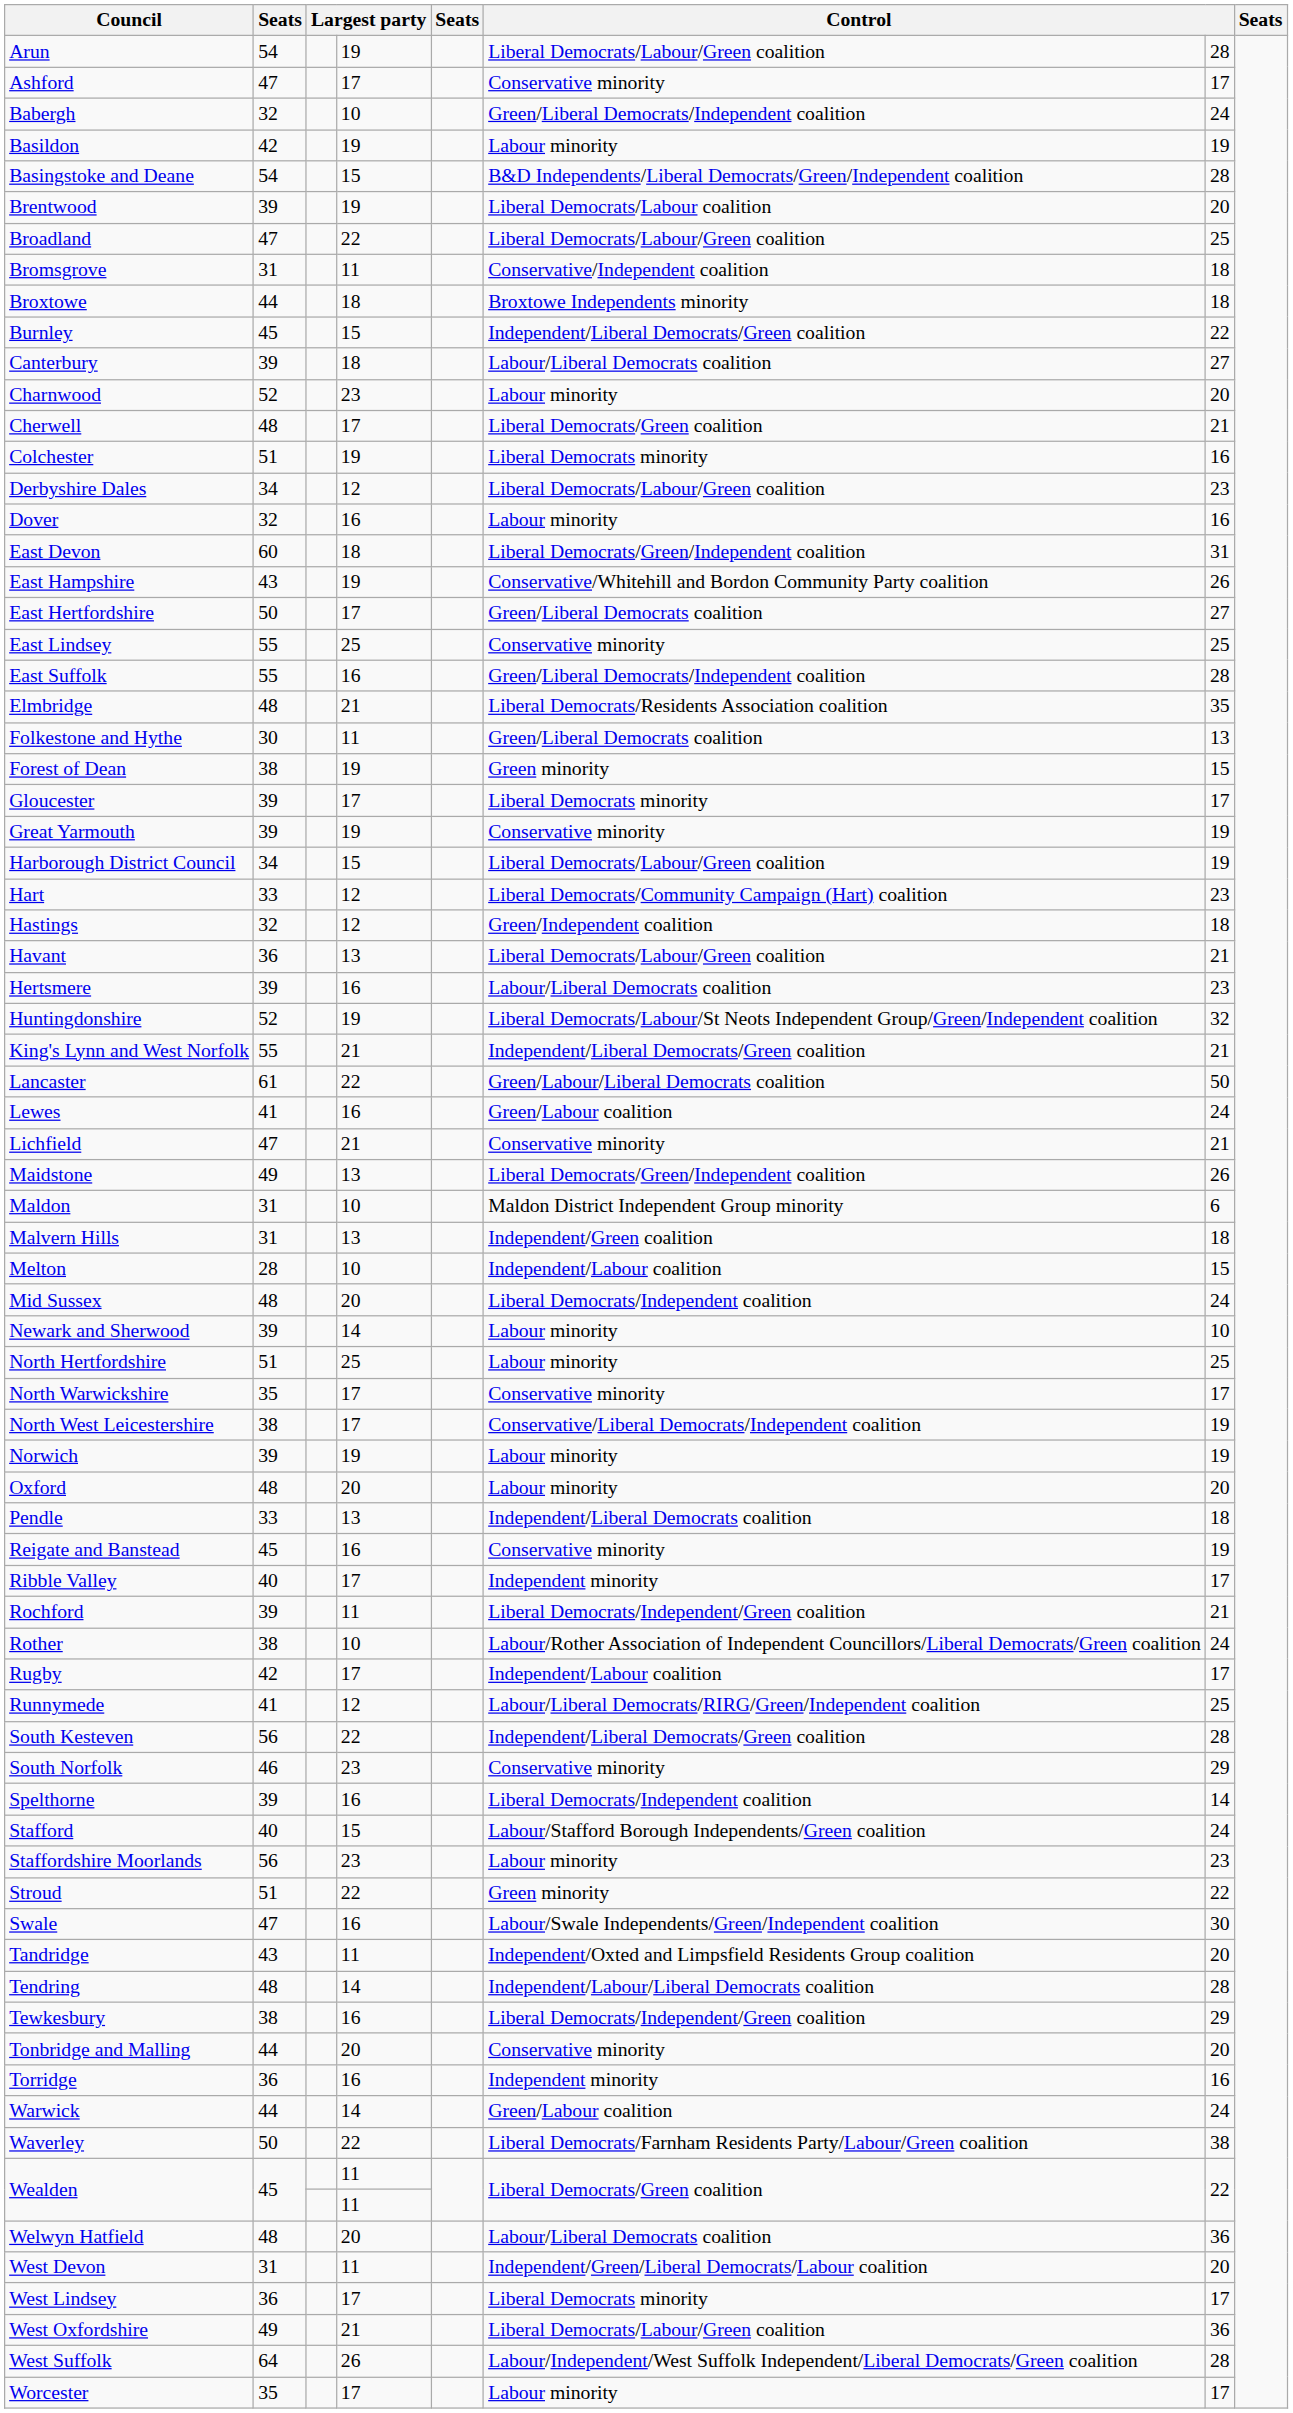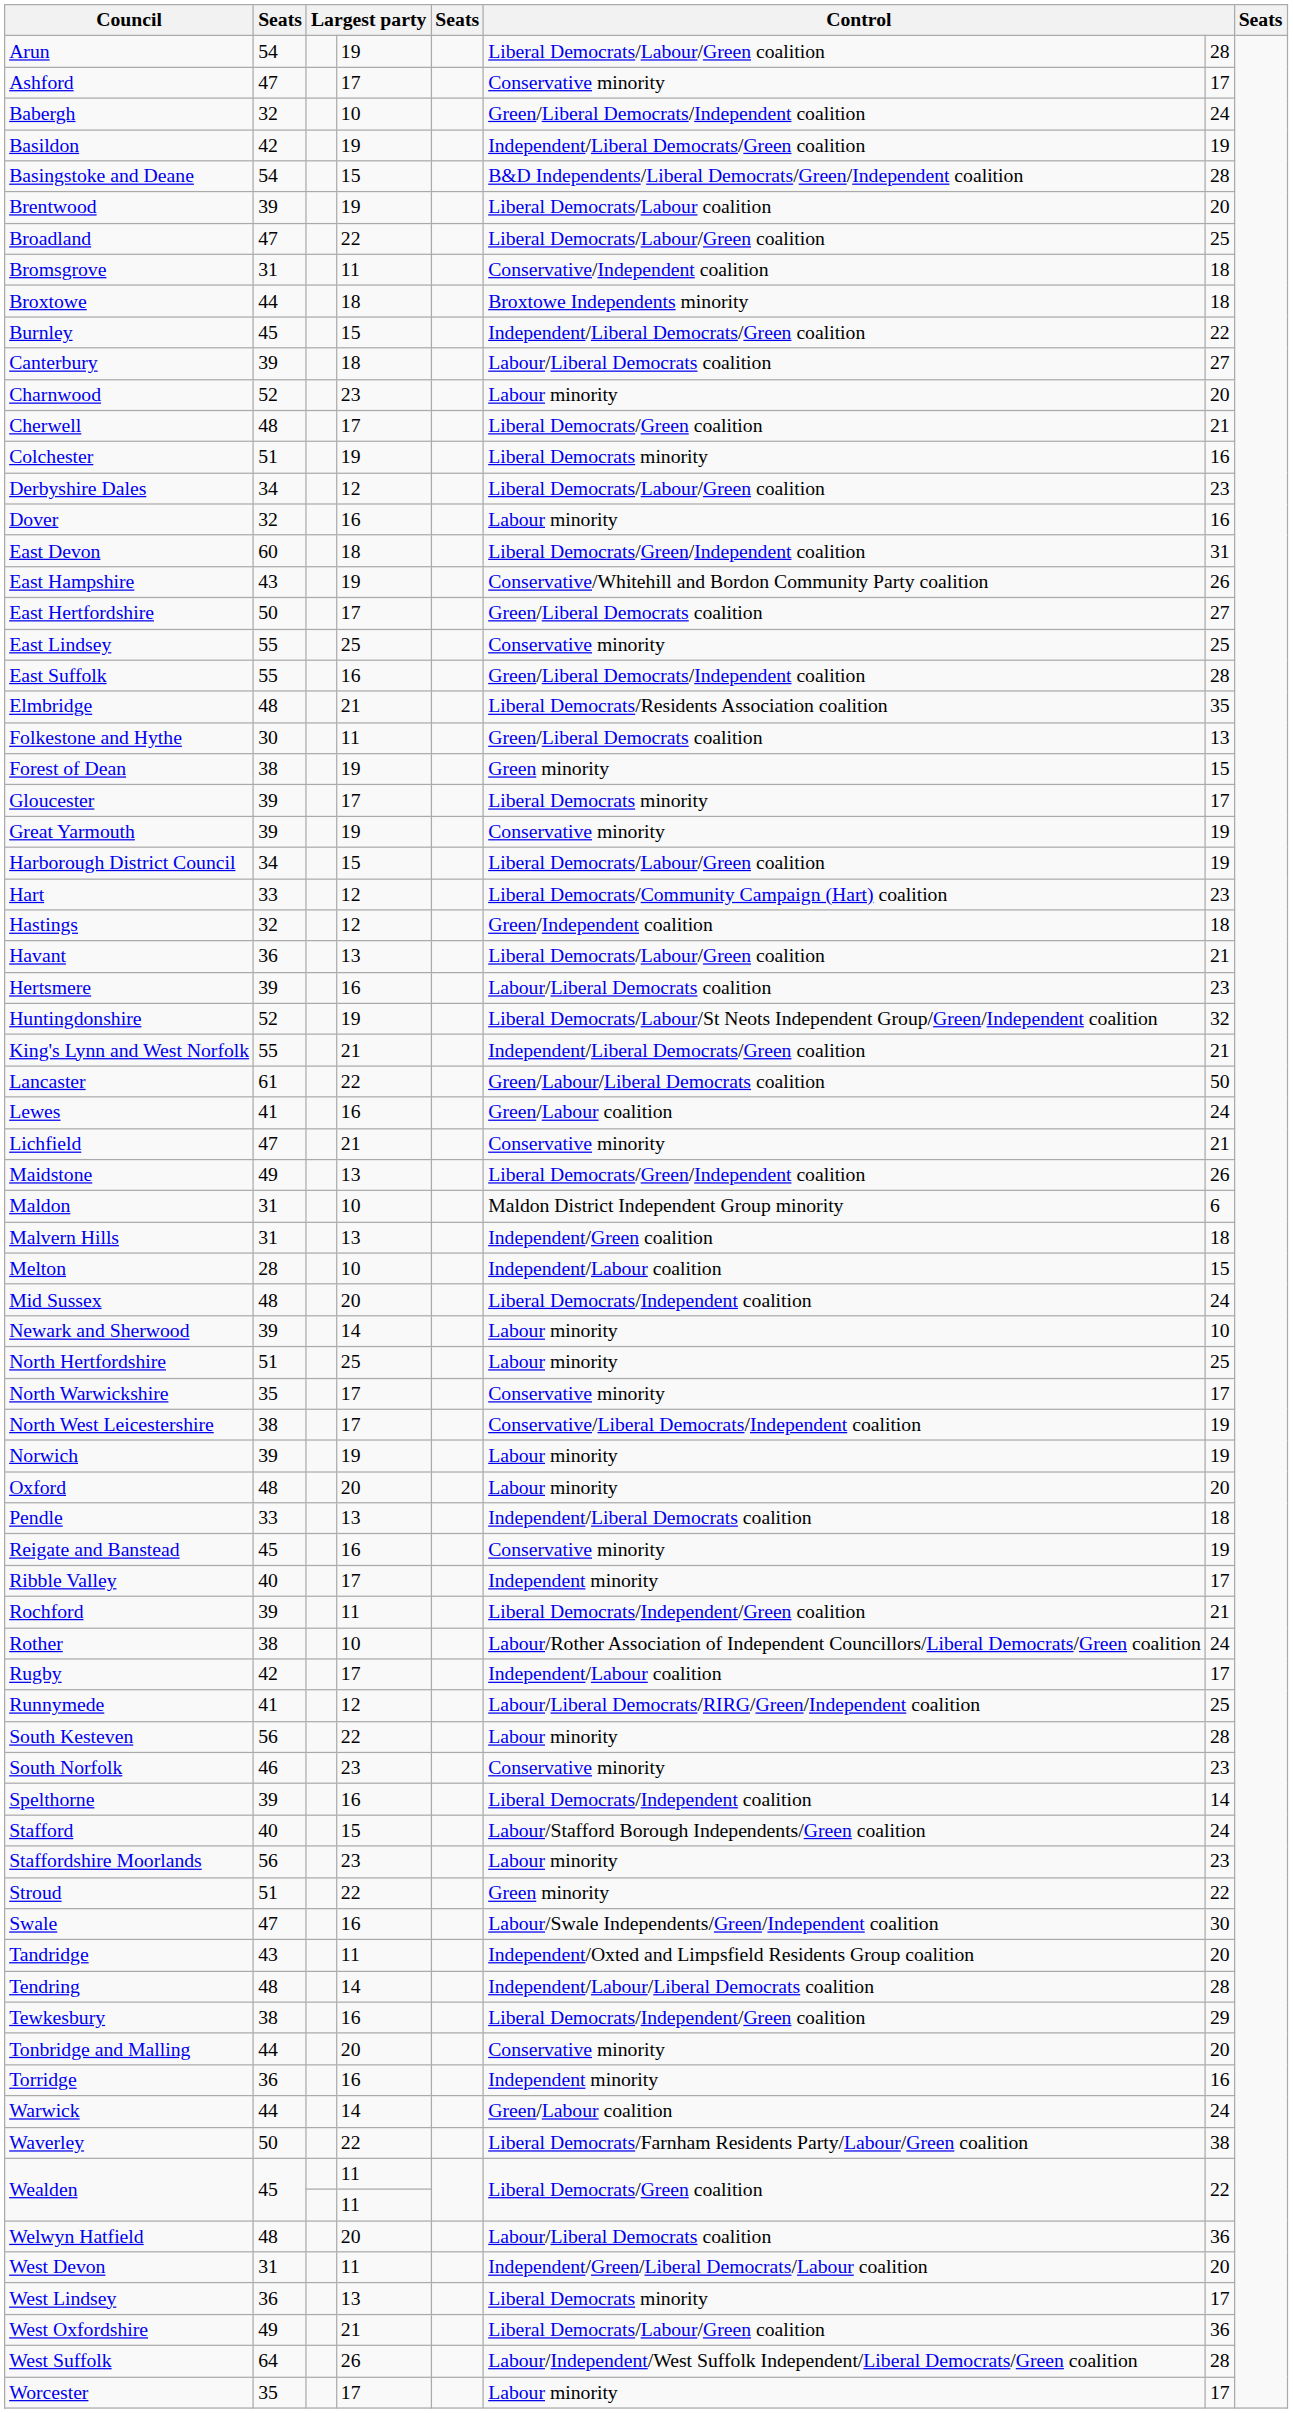(553, 144) Labour minority -> (677, 144) Independent/Liberal Democrats/Green coalition
(677, 1736) Independent/Liberal Democrats/Green coalition -> (553, 1736) Labour minority
(1220, 1767) 29 -> (1220, 1767) 23
(351, 2298) 17 -> (351, 2298) 13
